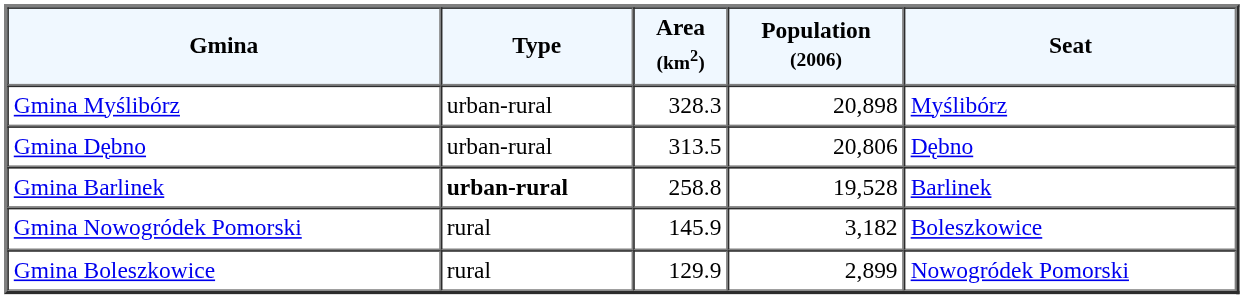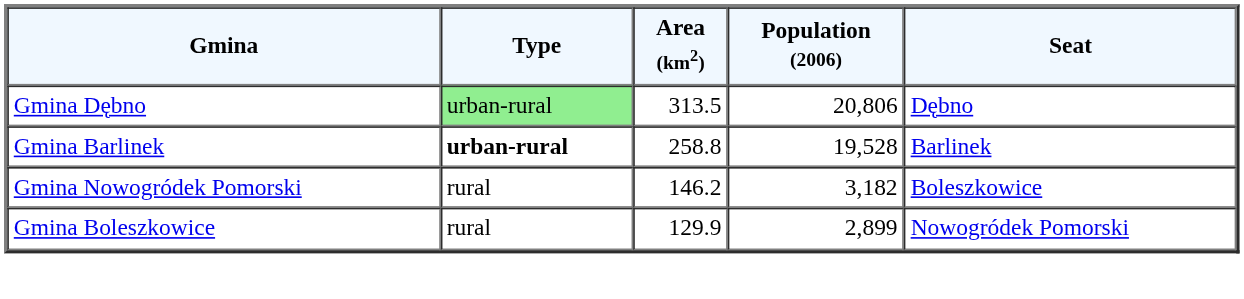- row: (97, 104)
(499, 146) no background -> (499, 104) lightgreen background
(695, 228) 145.9 -> (695, 187) 146.2
